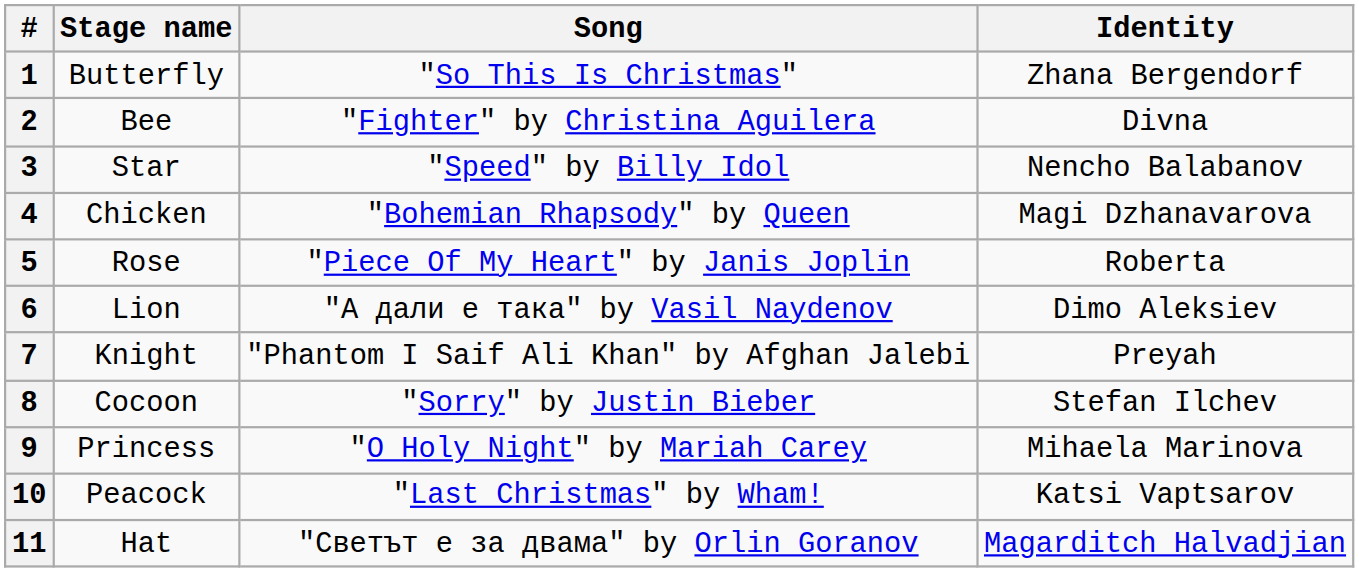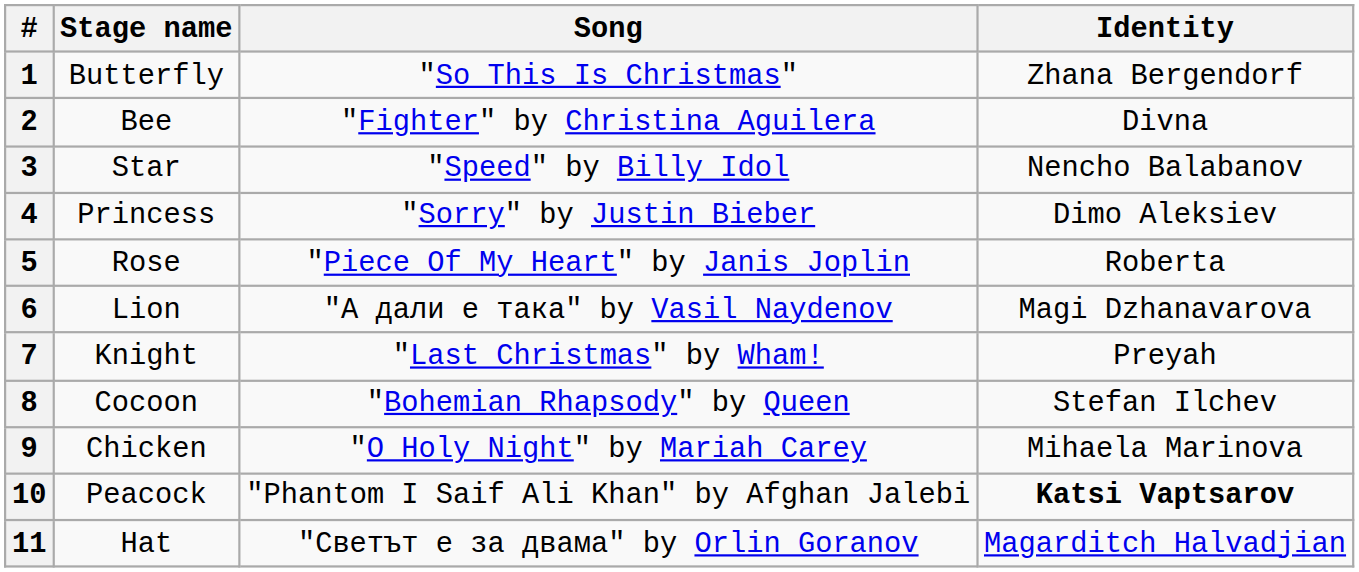(146, 216) Chicken -> (146, 216) Princess
(608, 216) "Bohemian Rhapsody" by Queen -> (608, 216) "Sorry" by Justin Bieber
(1165, 216) Magi Dzhanavarova -> (1165, 216) Dimo Aleksiev
(1165, 309) Dimo Aleksiev -> (1165, 309) Magi Dzhanavarova
(608, 356) "Phantom I Saif Ali Khan" by Afghan Jalebi -> (608, 356) "Last Christmas" by Wham!
(608, 403) "Sorry" by Justin Bieber -> (608, 403) "Bohemian Rhapsody" by Queen
(146, 450) Princess -> (146, 450) Chicken
(608, 497) "Last Christmas" by Wham! -> (608, 497) "Phantom I Saif Ali Khan" by Afghan Jalebi
(1165, 497) normal -> (1165, 497) bold
